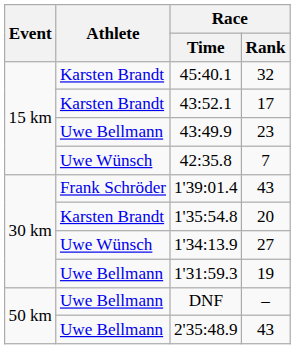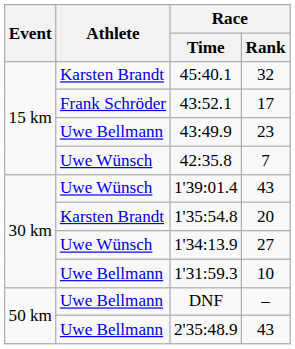(112, 103) Karsten Brandt -> (113, 103) Frank Schröder
(113, 188) Frank Schröder -> (106, 188) Uwe Wünsch
(266, 273) 19 -> (266, 273) 10
